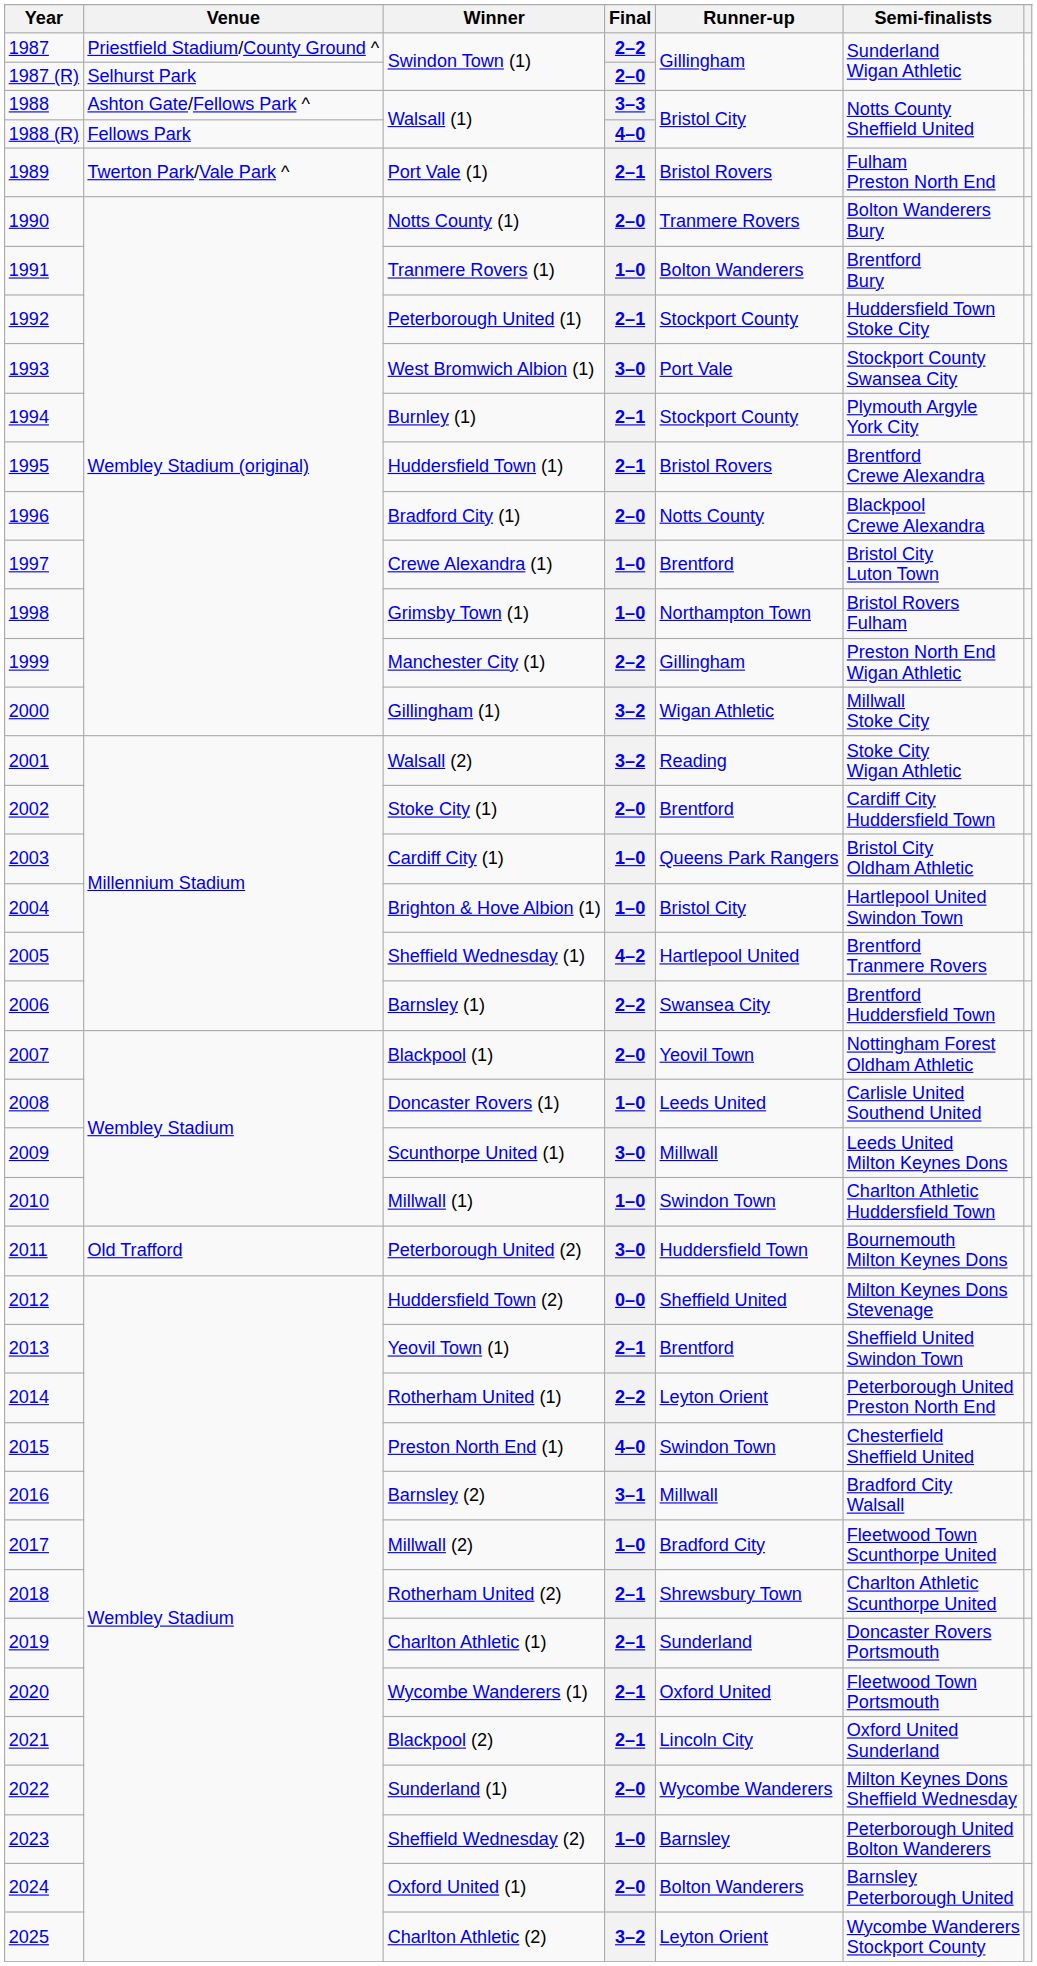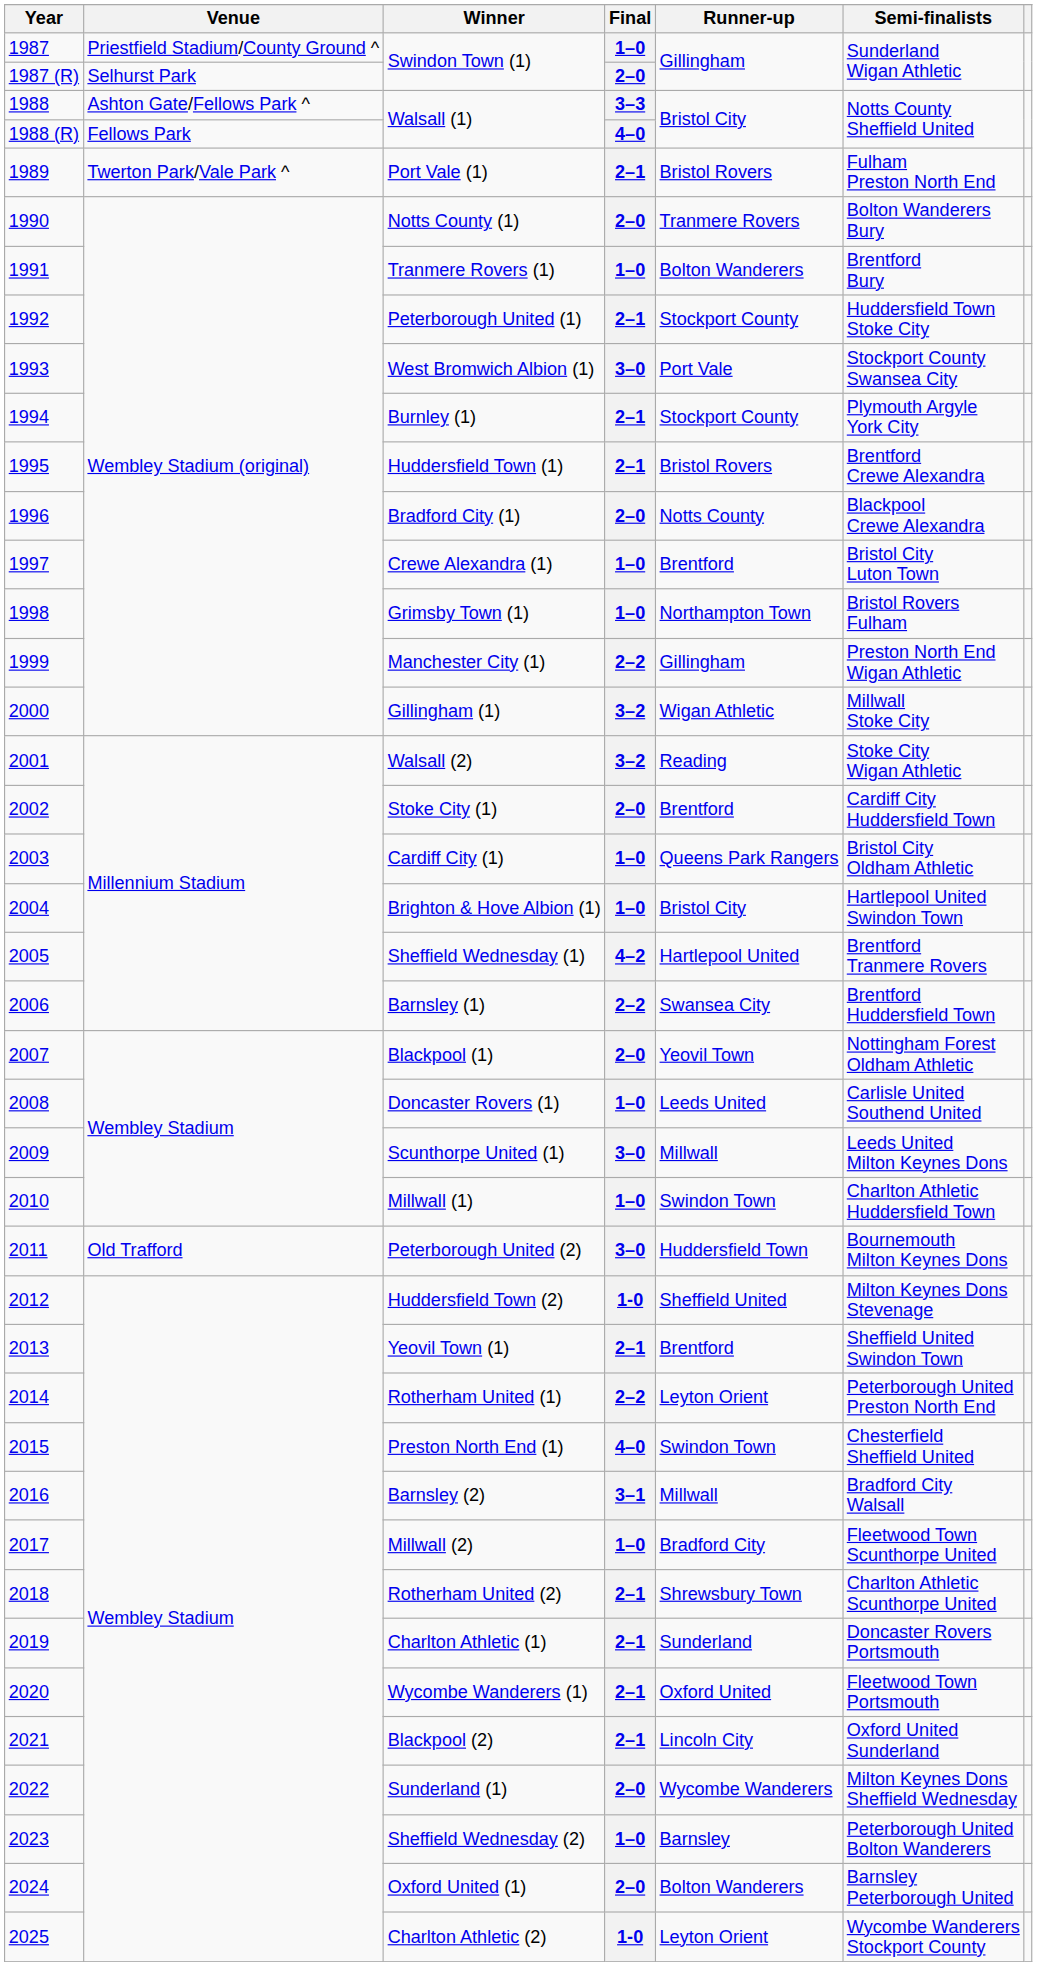(630, 47) 2–2 -> (630, 47) 1–0
(630, 1299) 0–0 -> (630, 1299) 1-0
(630, 1936) 3–2 -> (630, 1936) 1-0
